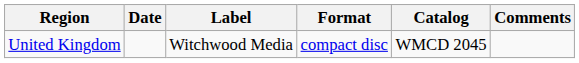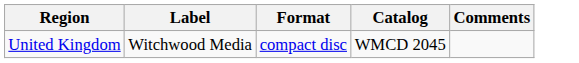- column: (145, 17)
